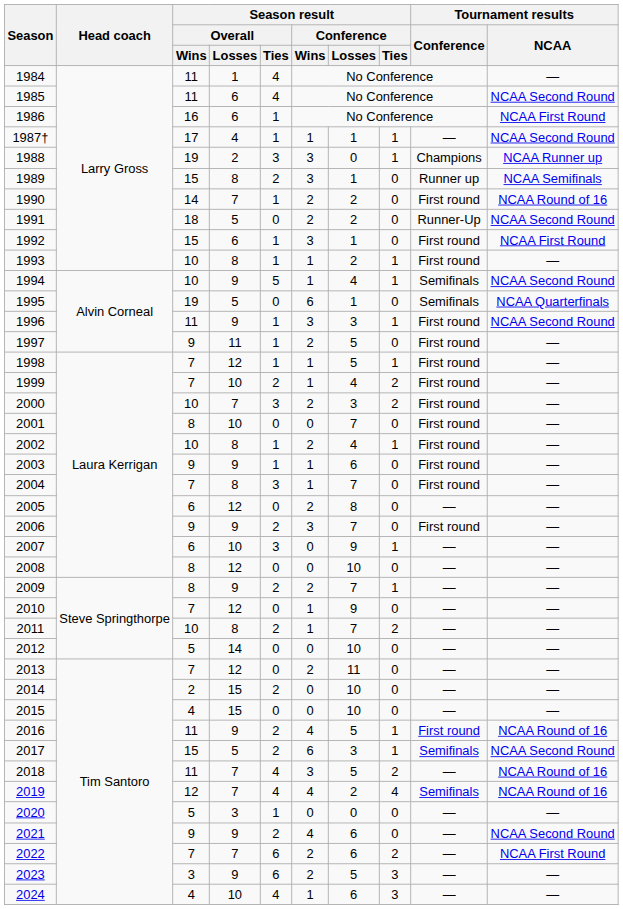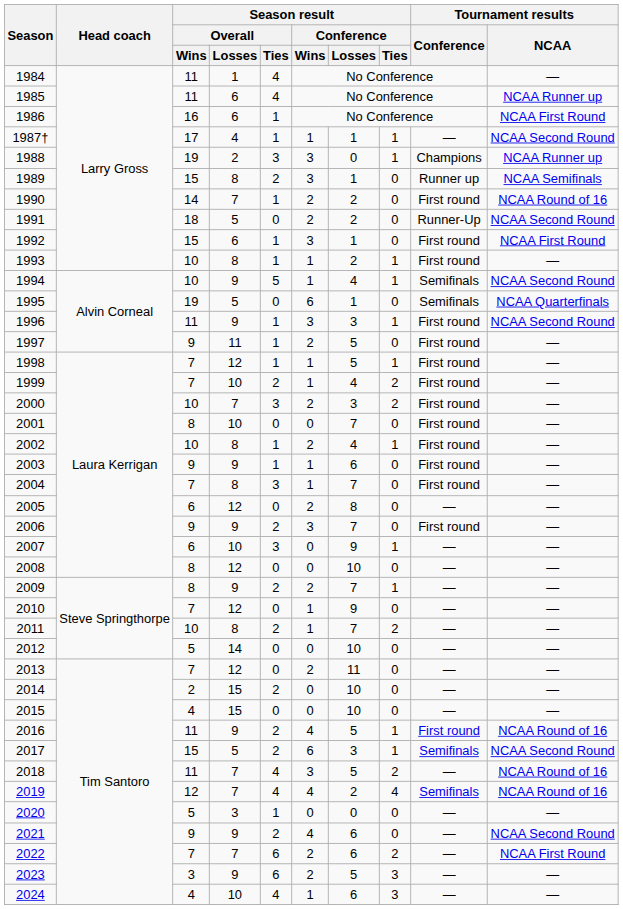(553, 97) NCAA Second Round -> (553, 97) NCAA Runner up
